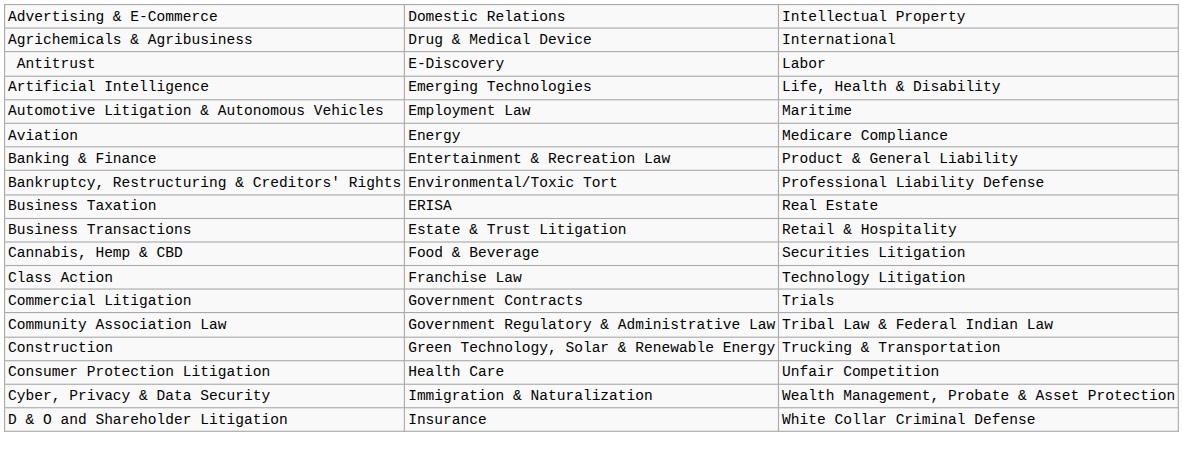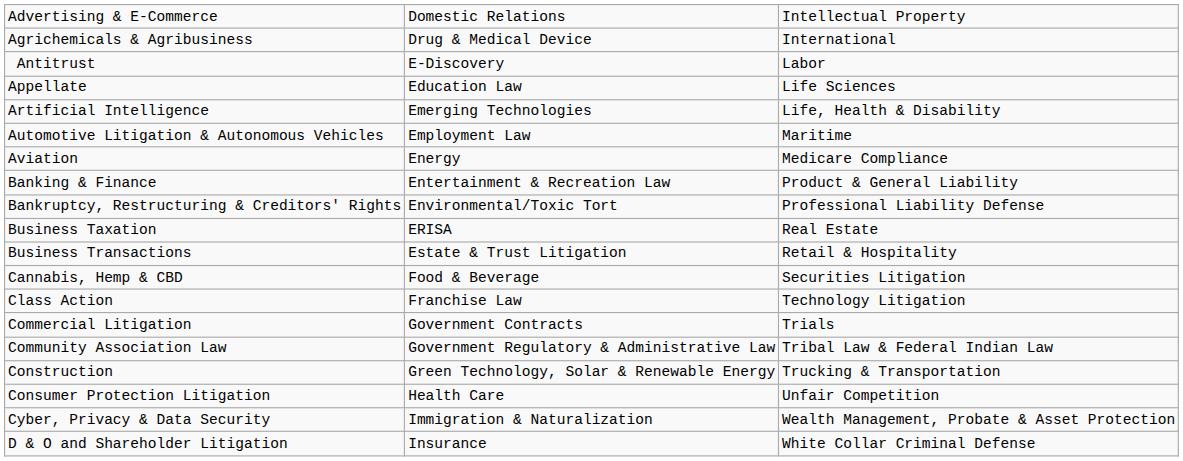+ row: (47, 88)
